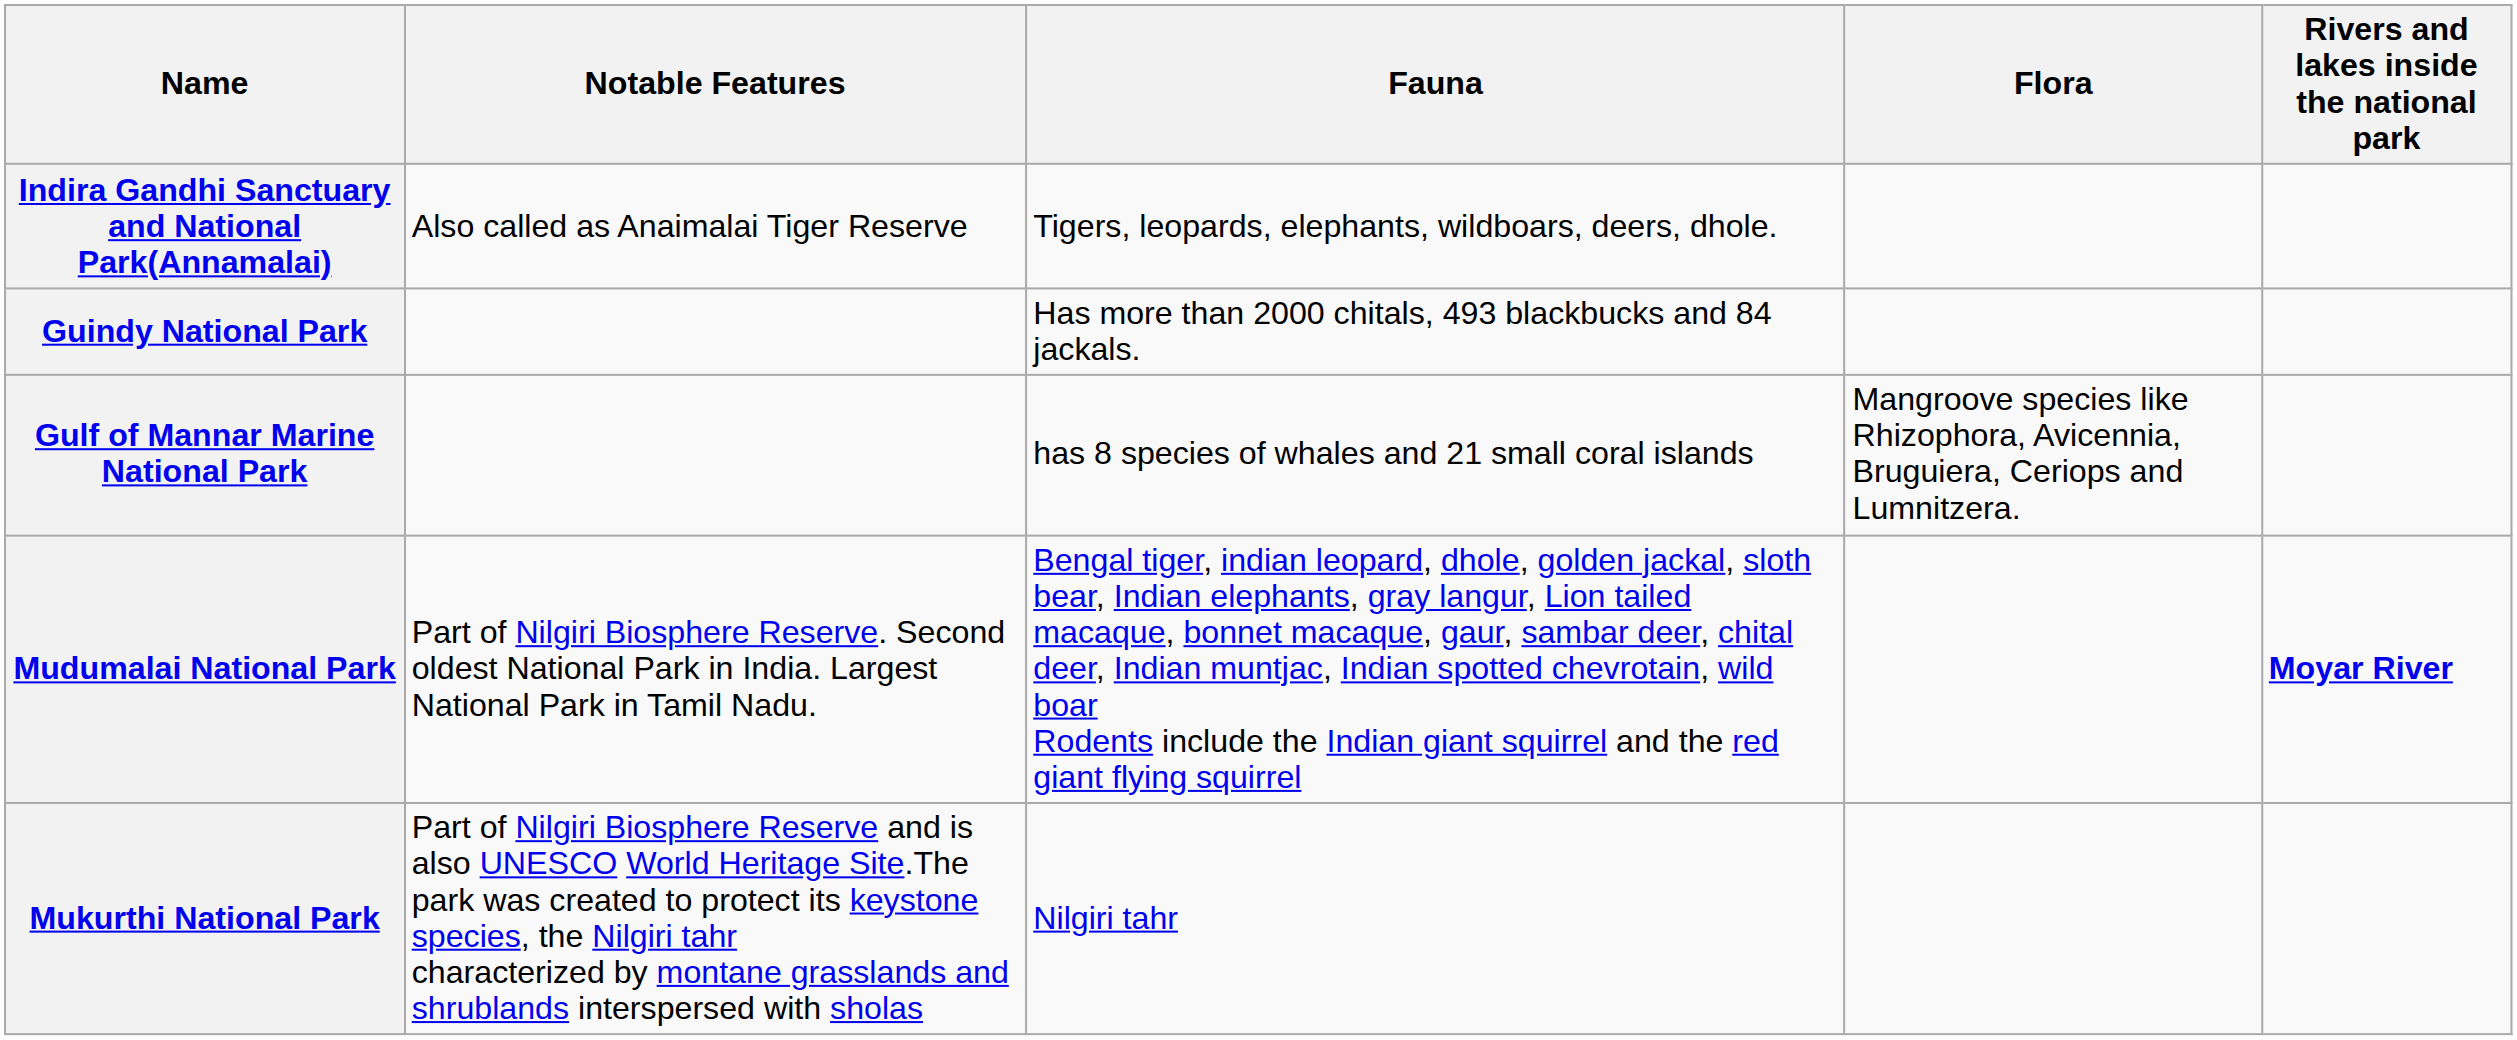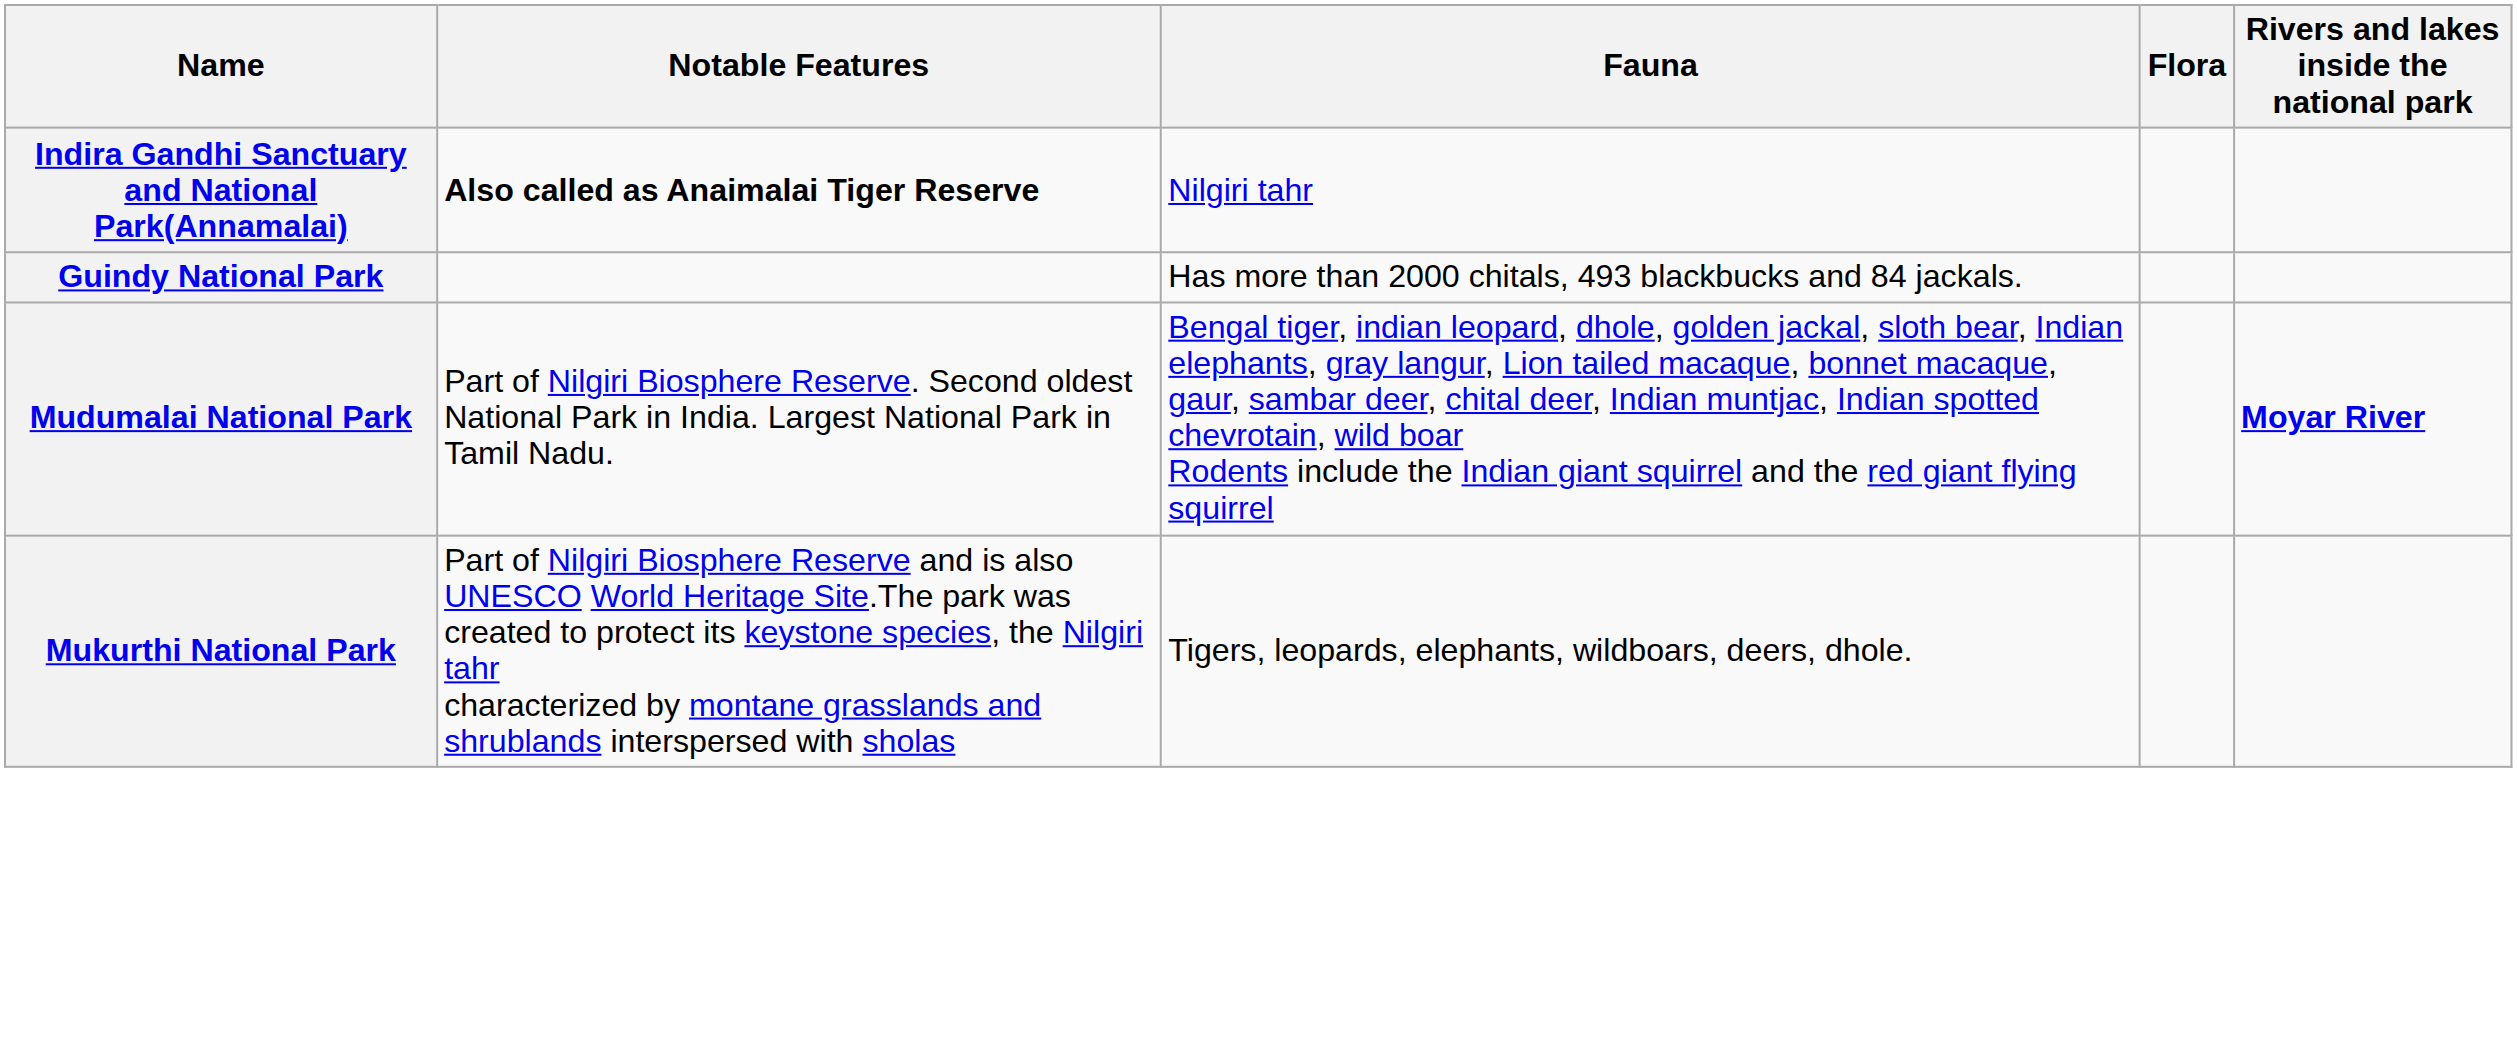(690, 225) normal -> (742, 189) bold
(1405, 225) Tigers, leopards, elephants, wildboars, deers, dhole. -> (1241, 189) Nilgiri tahr
- row: (205, 454)
(1106, 918) Nilgiri tahr -> (1540, 650) Tigers, leopards, elephants, wildboars, deers, dhole.
